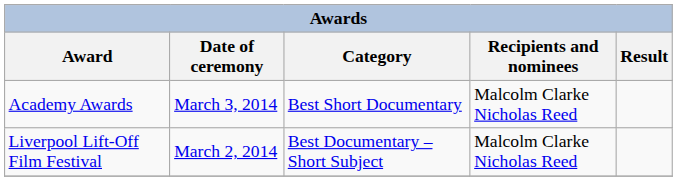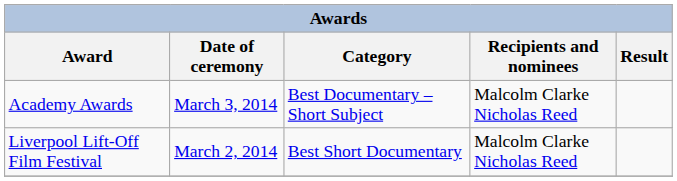(375, 103) Best Short Documentary -> (360, 103) Best Documentary – Short Subject
(360, 151) Best Documentary – Short Subject -> (375, 151) Best Short Documentary
